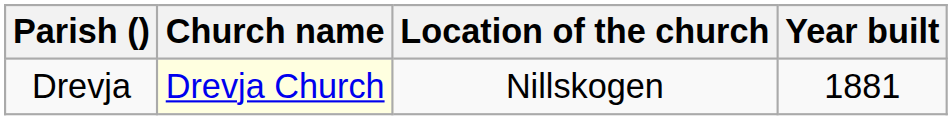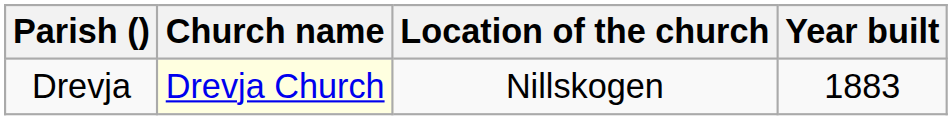(862, 85) 1881 -> (862, 85) 1883
